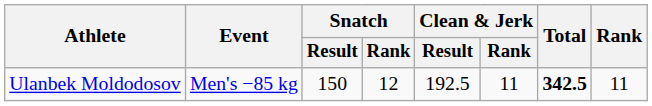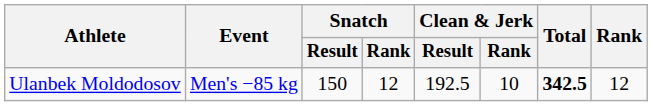(509, 84) 11 -> (509, 84) 10
(619, 84) 11 -> (619, 84) 12
